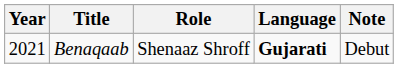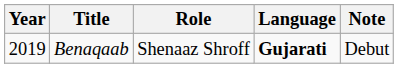(27, 48) 2021 -> (27, 48) 2019
